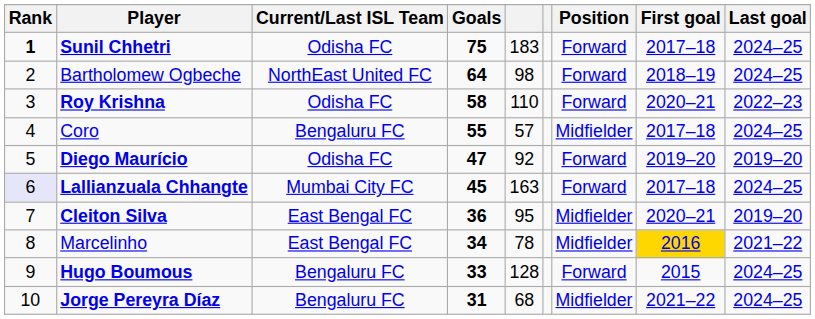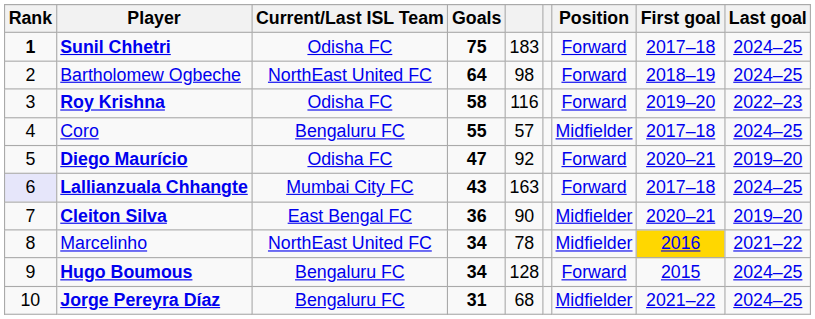(524, 103) 110 -> (524, 103) 116
(681, 103) 2020–21 -> (681, 103) 2019–20
(681, 159) 2019–20 -> (681, 159) 2020–21
(477, 187) 45 -> (477, 187) 43
(524, 215) 95 -> (524, 215) 90
(350, 243) East Bengal FC -> (350, 243) NorthEast United FC
(477, 272) 33 -> (477, 272) 34
